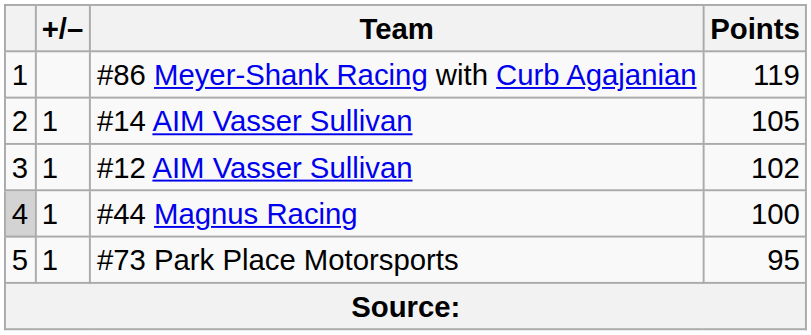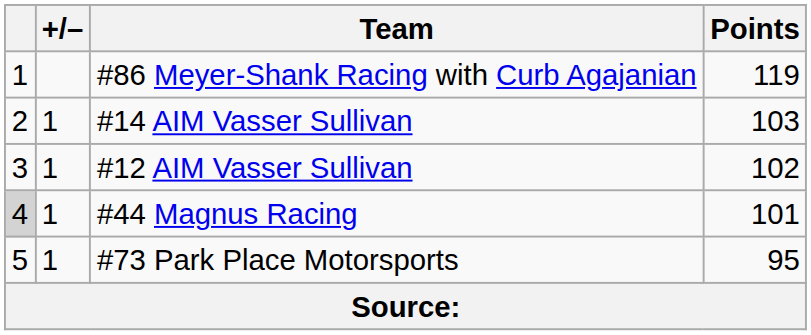(775, 121) 105 -> (775, 121) 103
(775, 214) 100 -> (775, 214) 101
